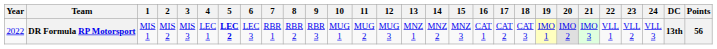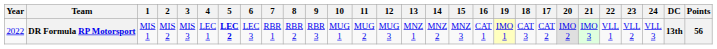columns swapped: (504, 11) <-> (546, 11)
